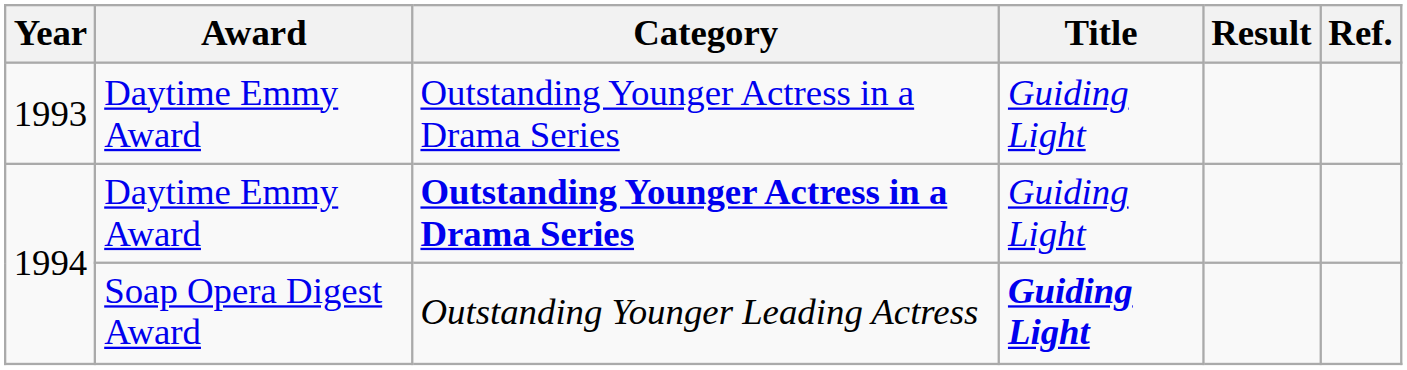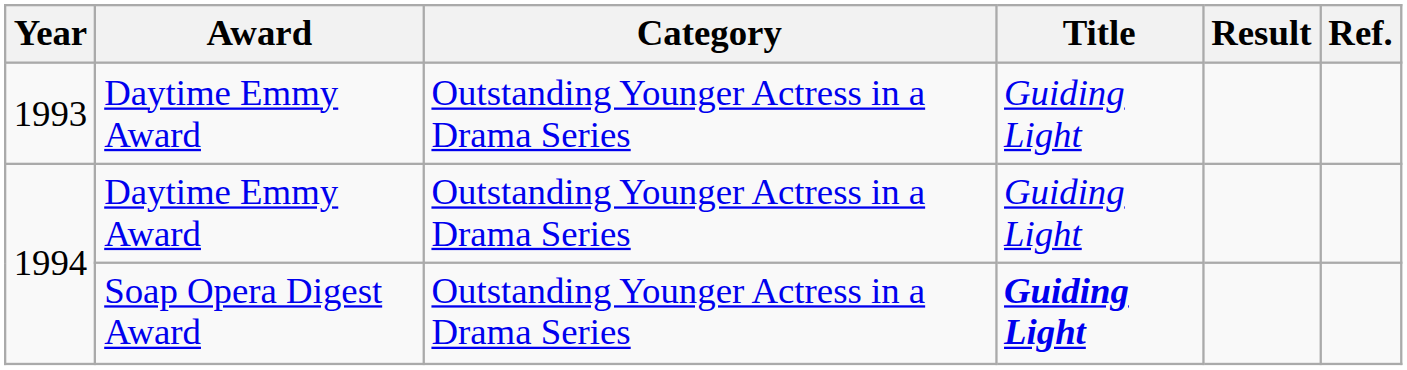(684, 212) bold -> (678, 212) normal
(699, 312) Outstanding Younger Leading Actress -> (678, 312) Outstanding Younger Actress in a Drama Series
